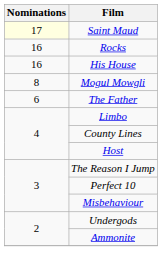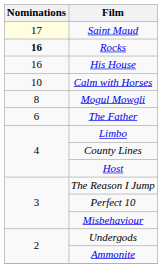(36, 47) normal -> (36, 47) bold
+ row: (113, 82)
